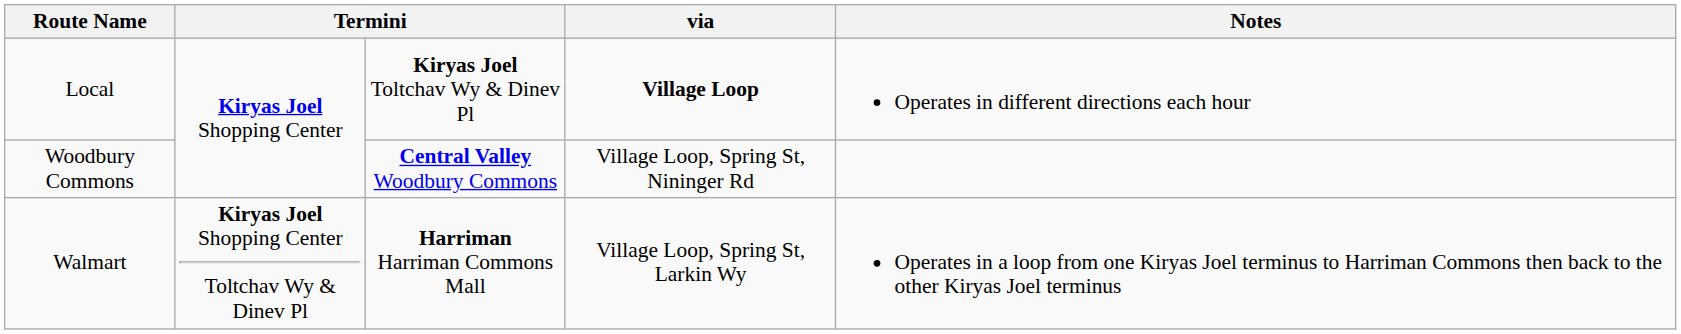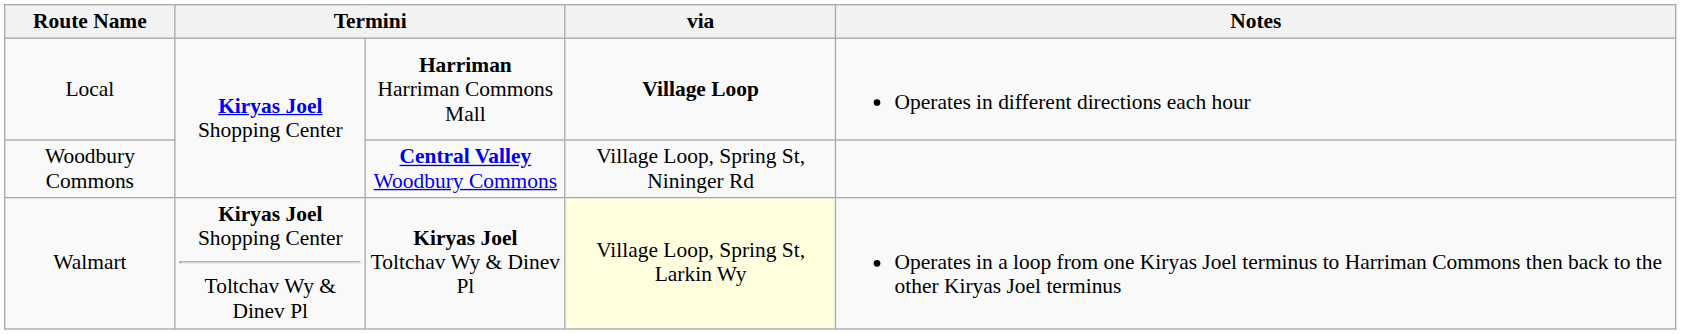(465, 89) Kiryas Joel Toltchav Wy & Dinev Pl -> (465, 89) Harriman Harriman Commons Mall
(465, 262) Harriman Harriman Commons Mall -> (465, 262) Kiryas Joel Toltchav Wy & Dinev Pl
(701, 262) no background -> (701, 262) lightyellow background
